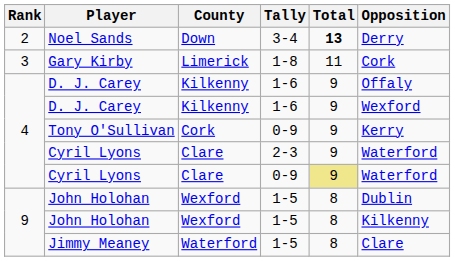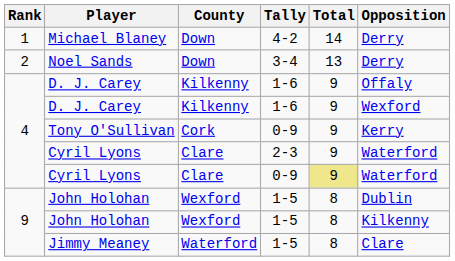+ row: (107, 39)
(334, 39) bold -> (334, 62) normal
- row: (90, 62)
